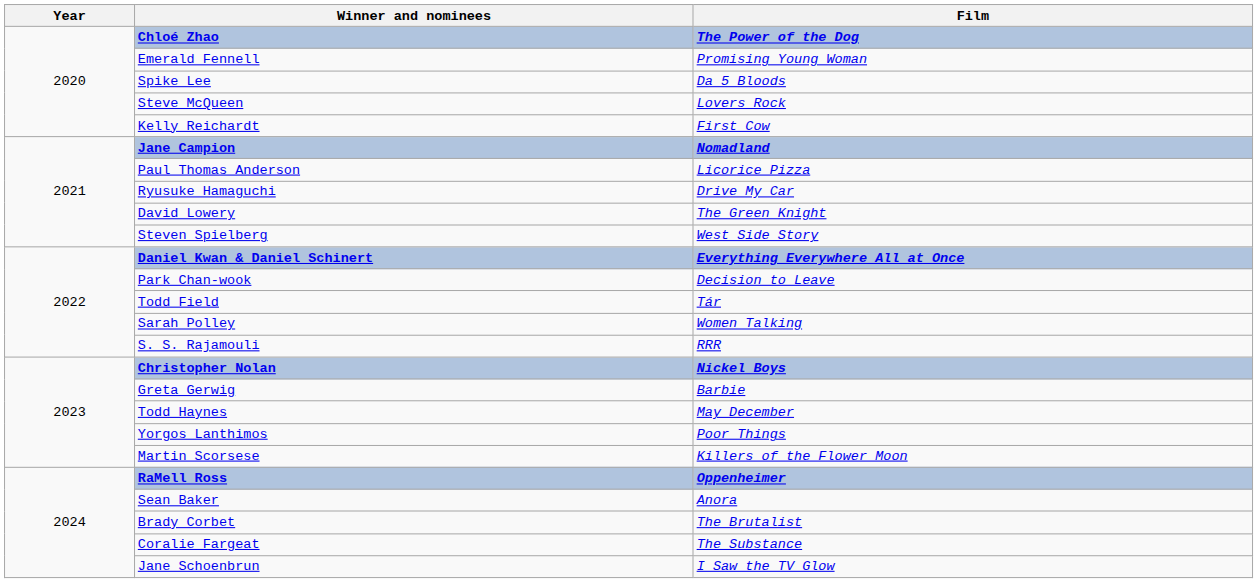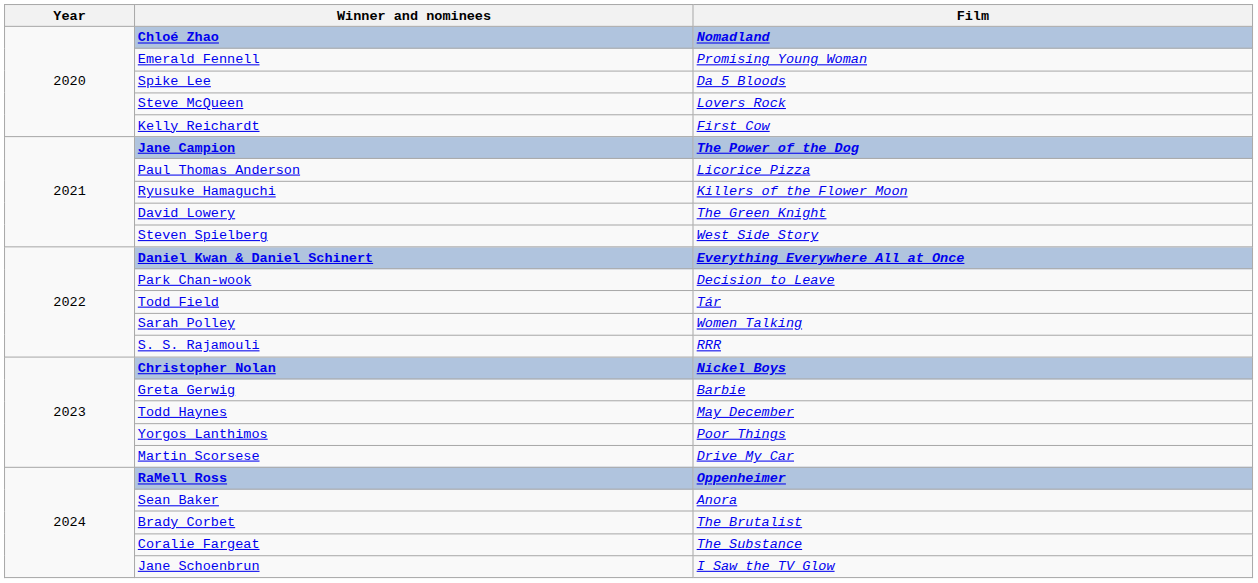(778, 38) The Power of the Dog -> (733, 38) Nomadland
(733, 148) Nomadland -> (778, 148) The Power of the Dog
(745, 192) Drive My Car -> (802, 192) Killers of the Flower Moon
(802, 456) Killers of the Flower Moon -> (745, 456) Drive My Car
